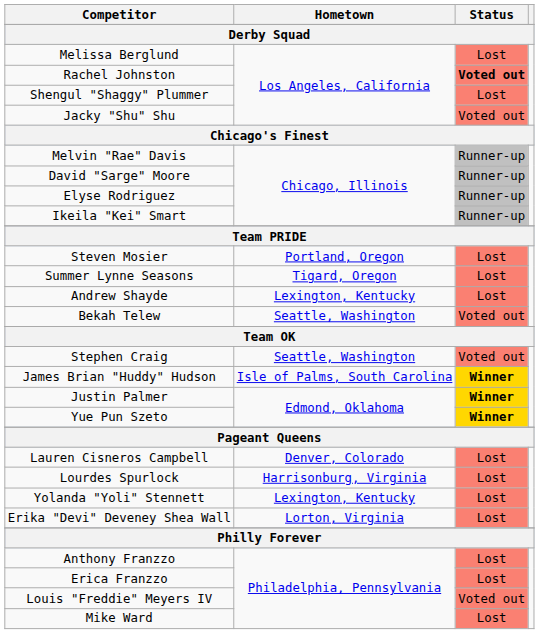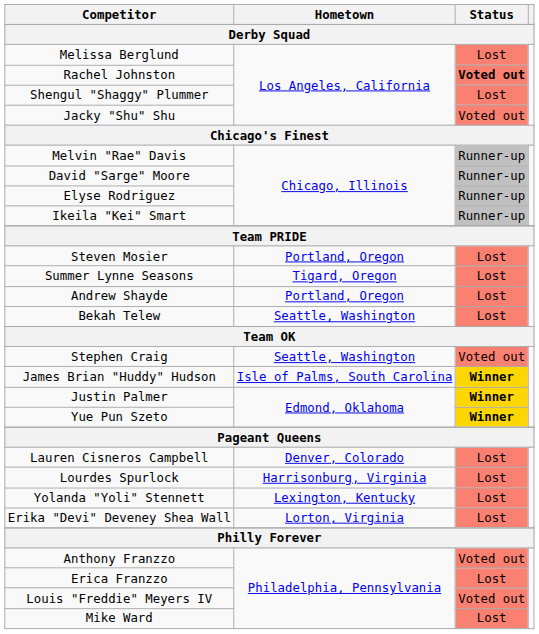(345, 296) Lexington, Kentucky -> (345, 296) Portland, Oregon
(492, 316) Voted out -> (492, 316) Lost
(492, 558) Lost -> (492, 558) Voted out
